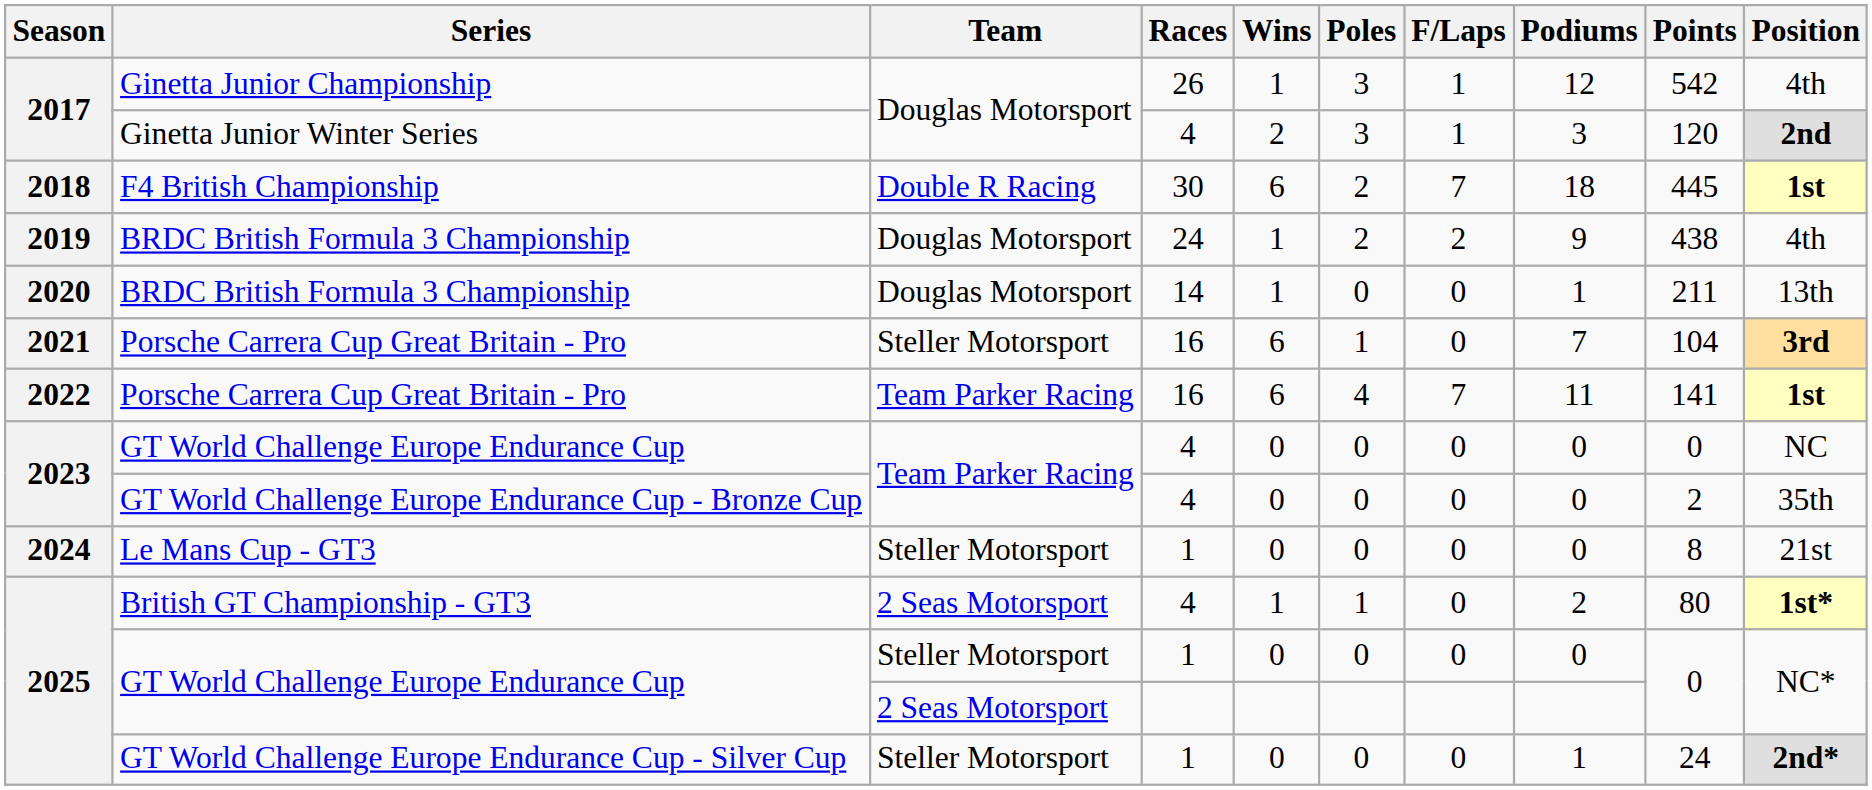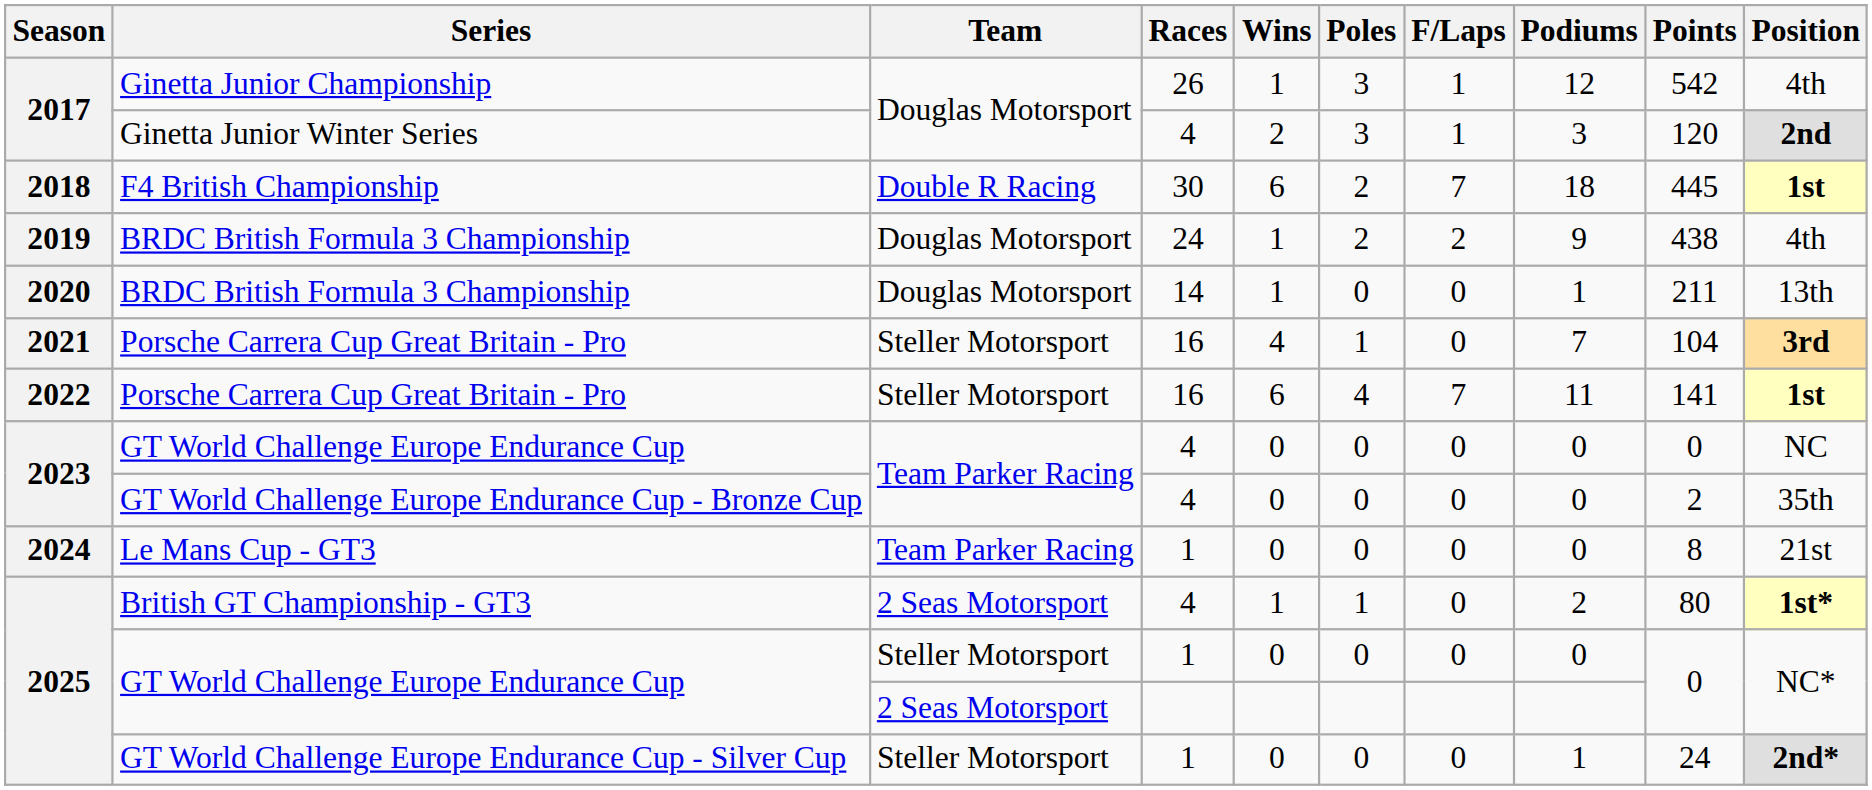(1277, 342) 6 -> (1277, 342) 4
(1005, 394) Team Parker Racing -> (993, 394) Steller Motorsport
(993, 551) Steller Motorsport -> (1005, 551) Team Parker Racing
